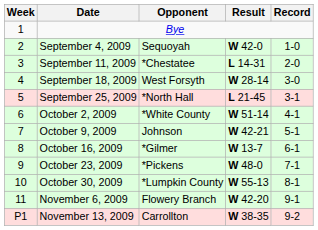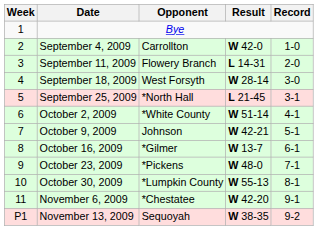(166, 47) Sequoyah -> (165, 47) Carrollton
(168, 64) *Chestatee -> (179, 64) Flowery Branch
(179, 200) Flowery Branch -> (168, 200) *Chestatee
(165, 217) Carrollton -> (166, 217) Sequoyah
